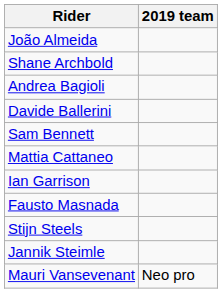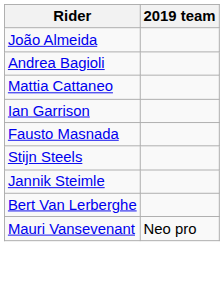- row: (60, 63)
- row: (60, 110)
- row: (51, 134)
+ row: (72, 205)
